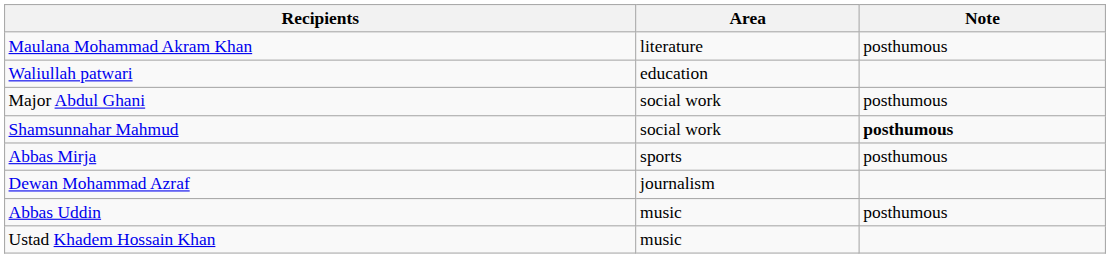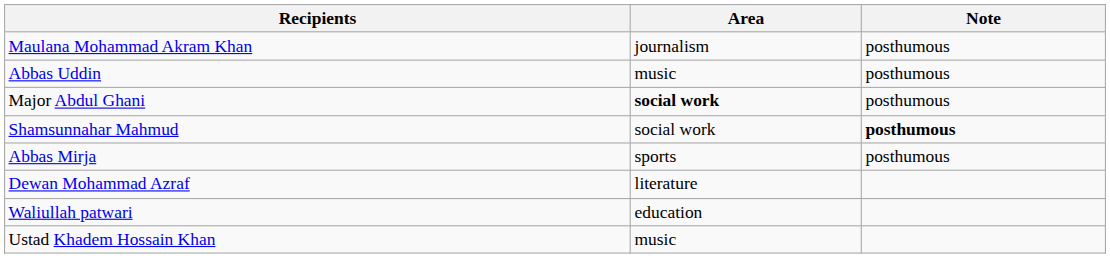(672, 45) literature -> (672, 45) journalism
rows swapped: (55, 211) <-> (71, 73)
(681, 101) normal -> (677, 101) bold
(677, 184) journalism -> (666, 184) literature
